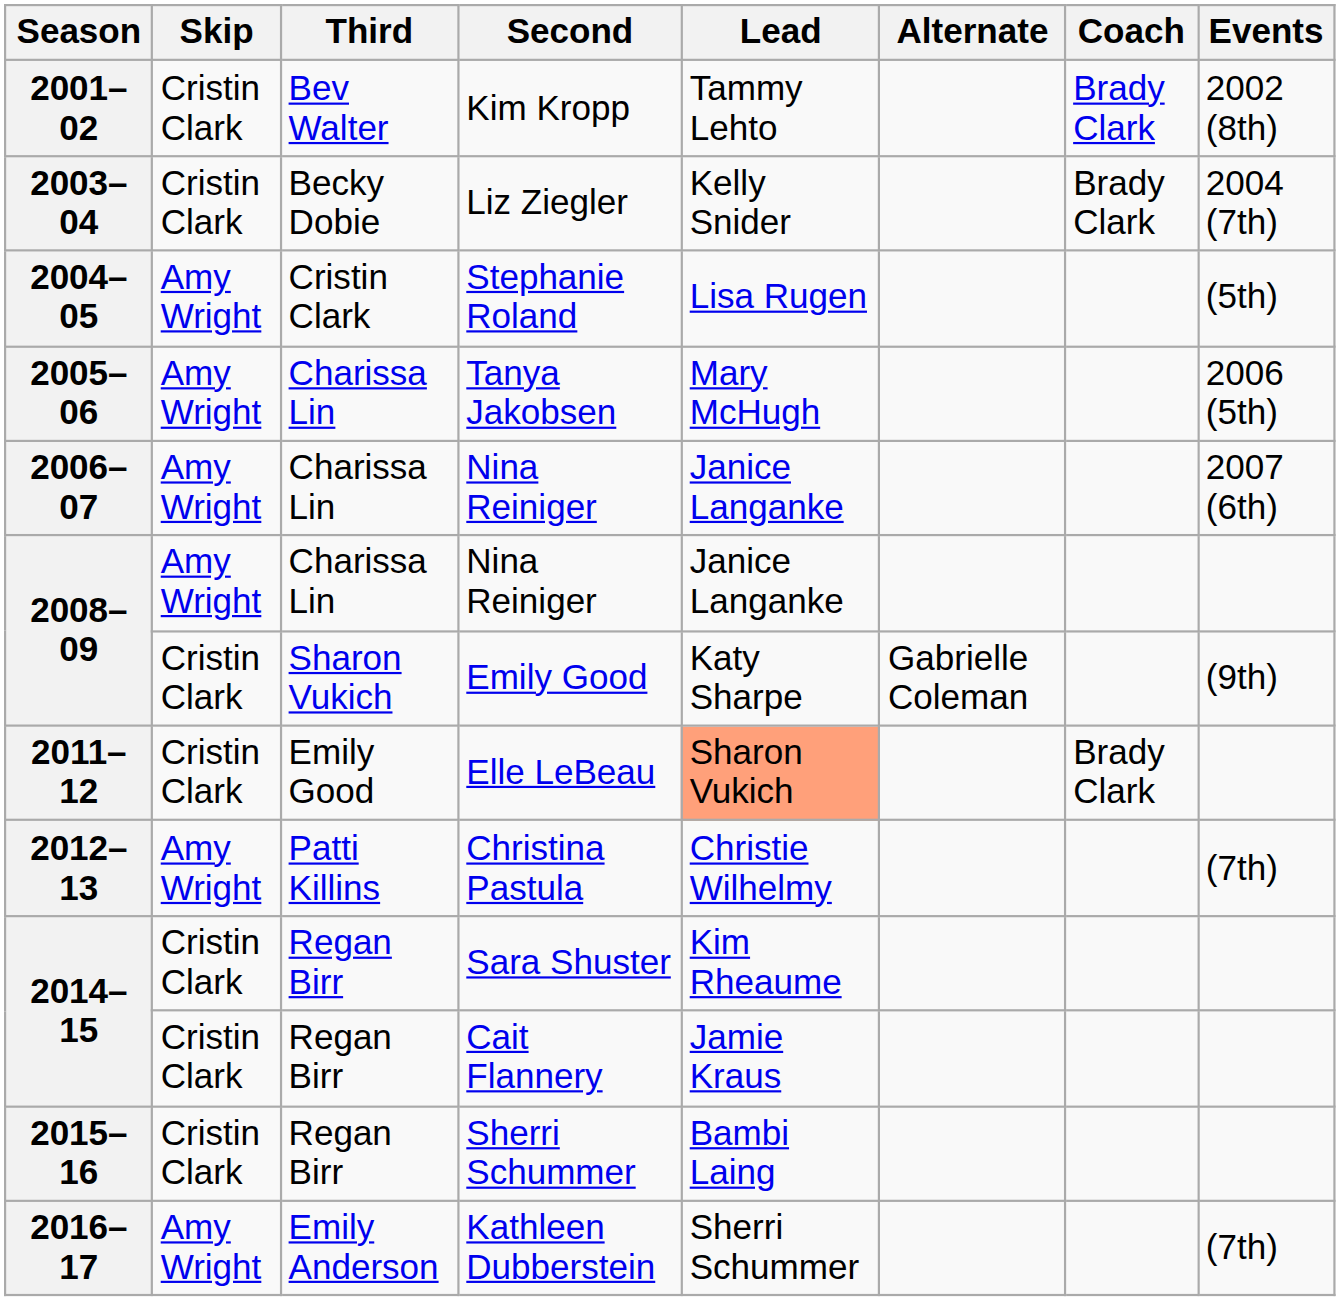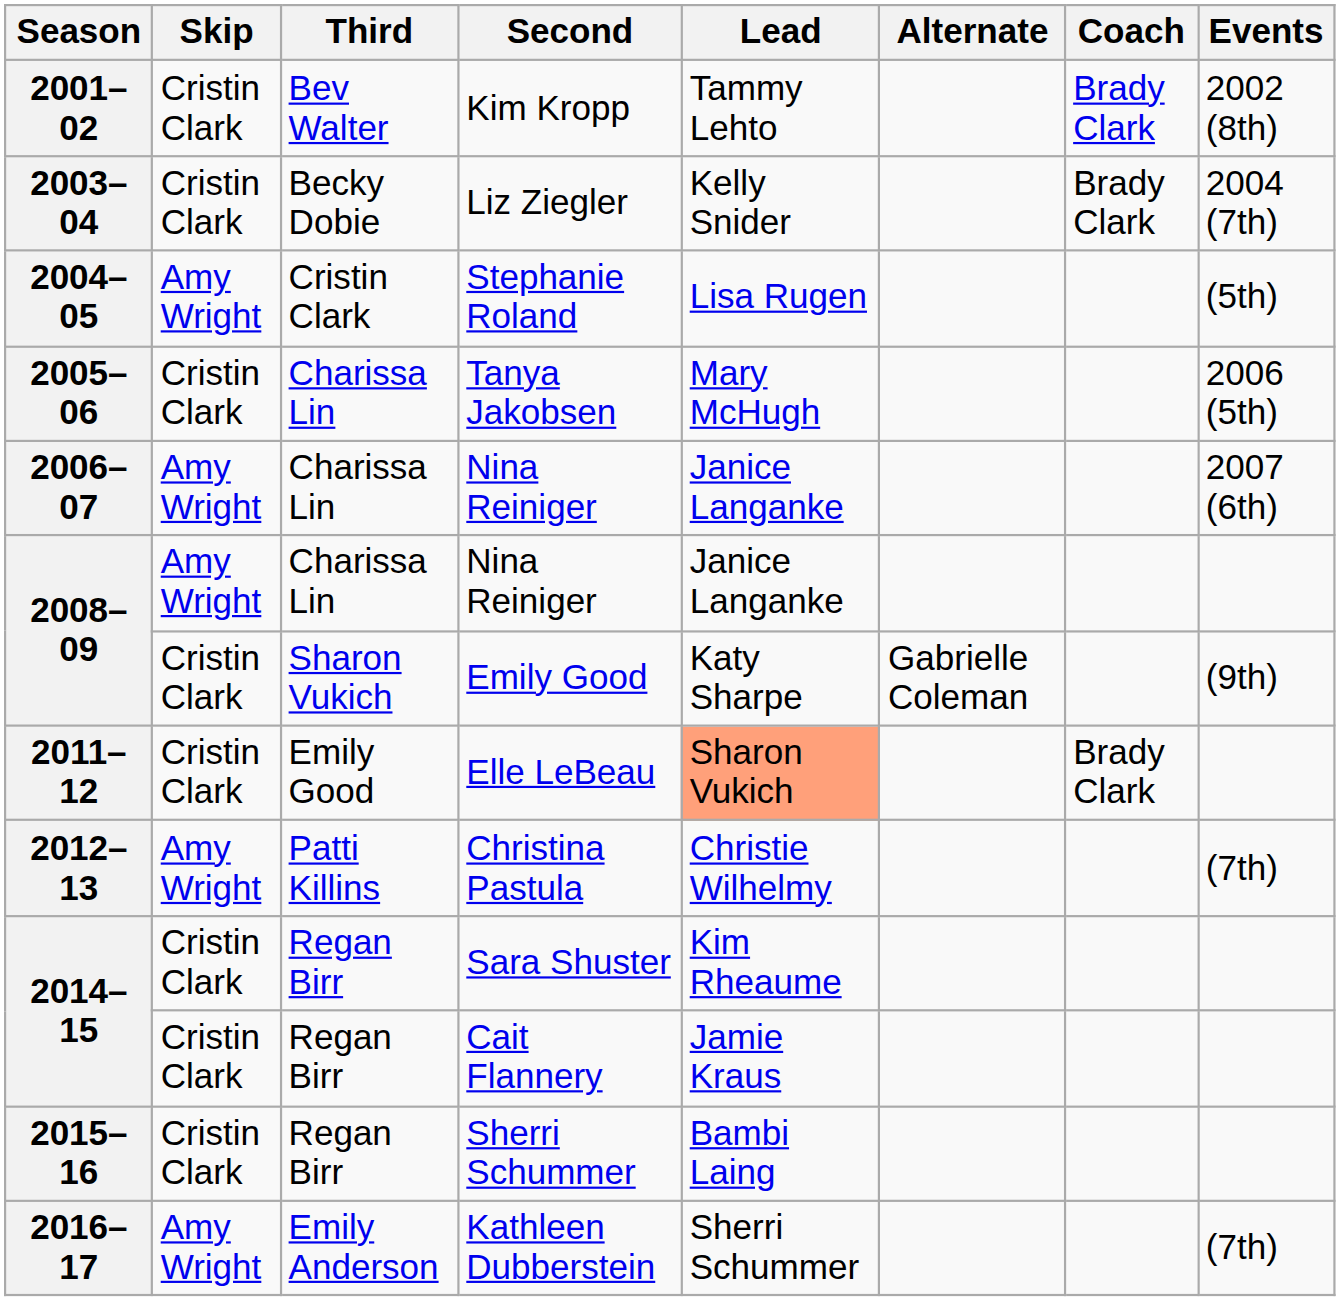(211, 392) Amy Wright -> (210, 392) Cristin Clark
